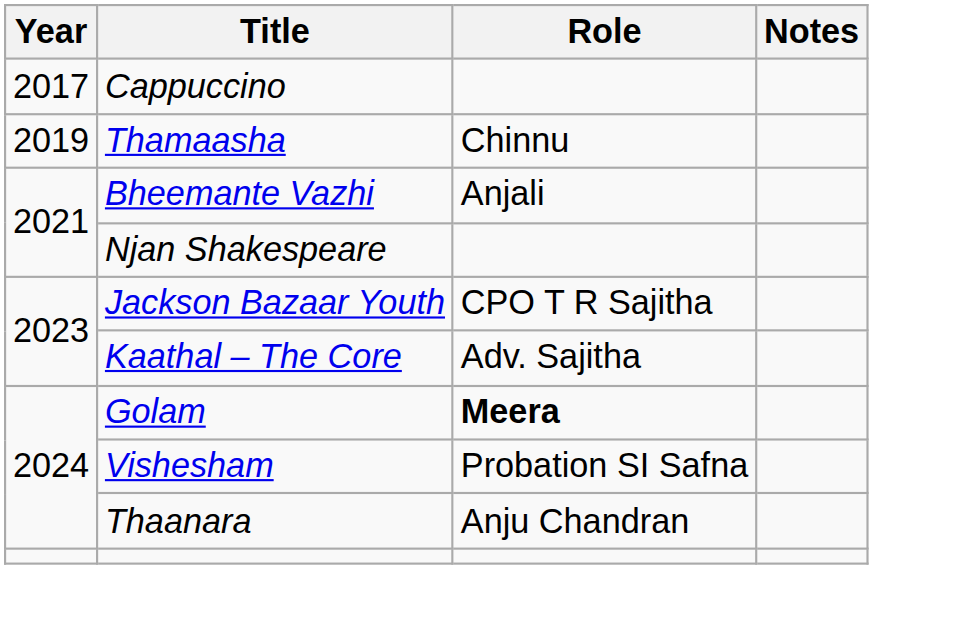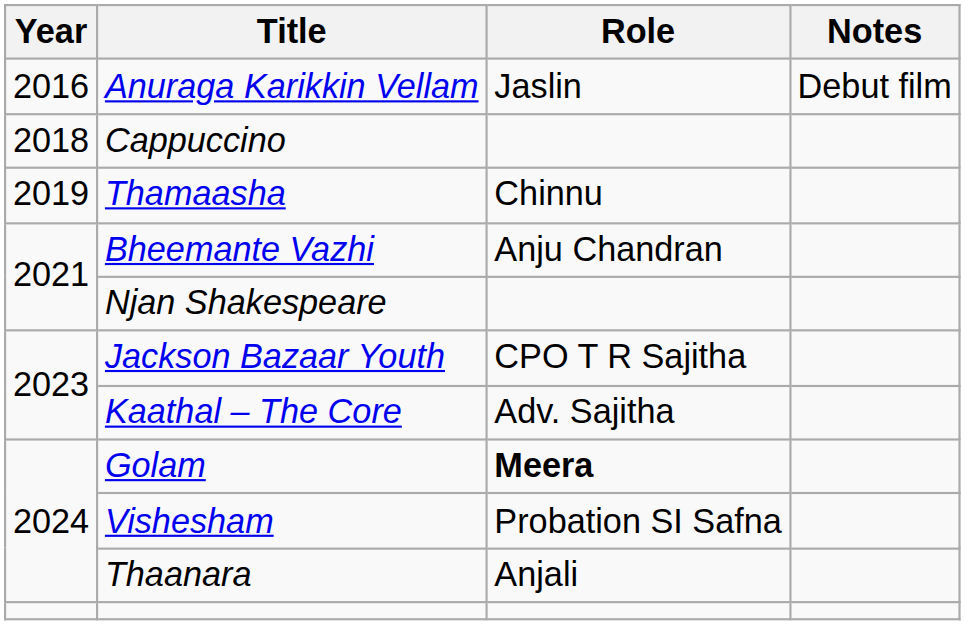+ row: (292, 85)
(51, 85) 2017 -> (51, 140) 2018
(503, 194) Anjali -> (609, 248) Anju Chandran
(575, 520) Anju Chandran -> (536, 574) Anjali
